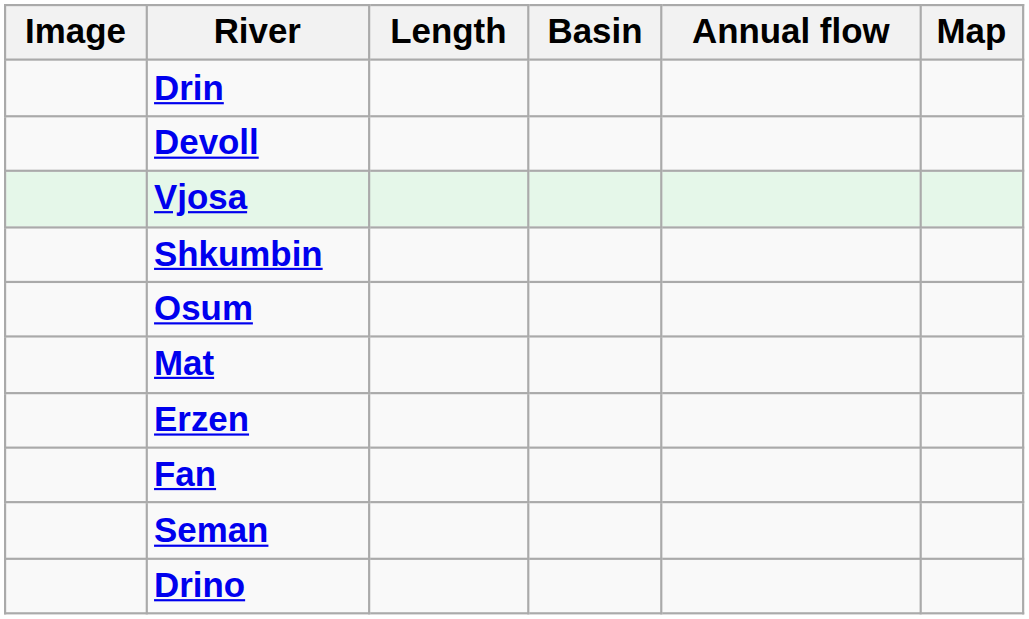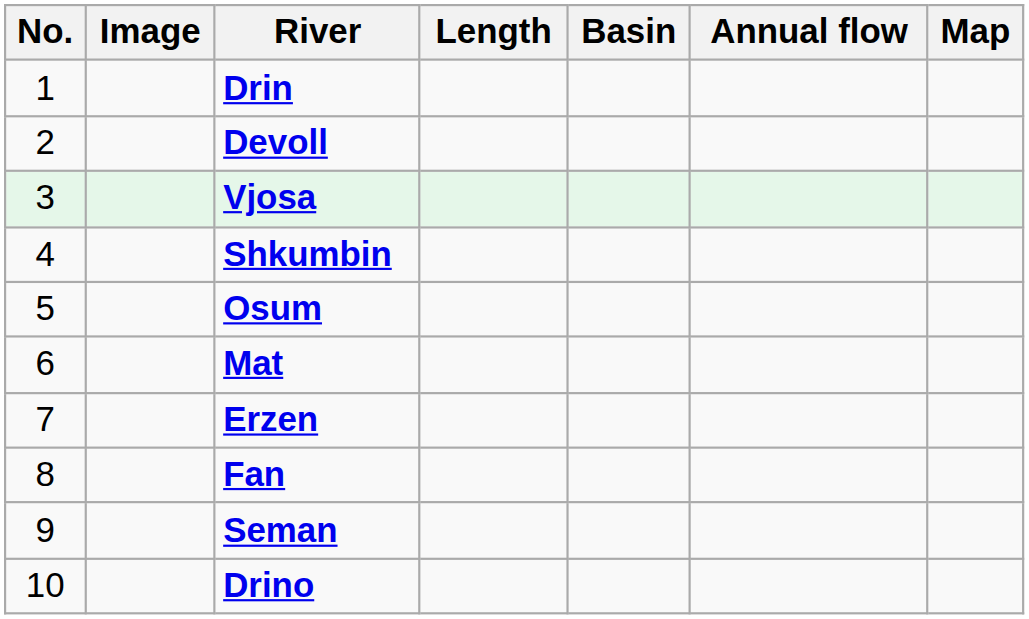+ column: (45, 32)
